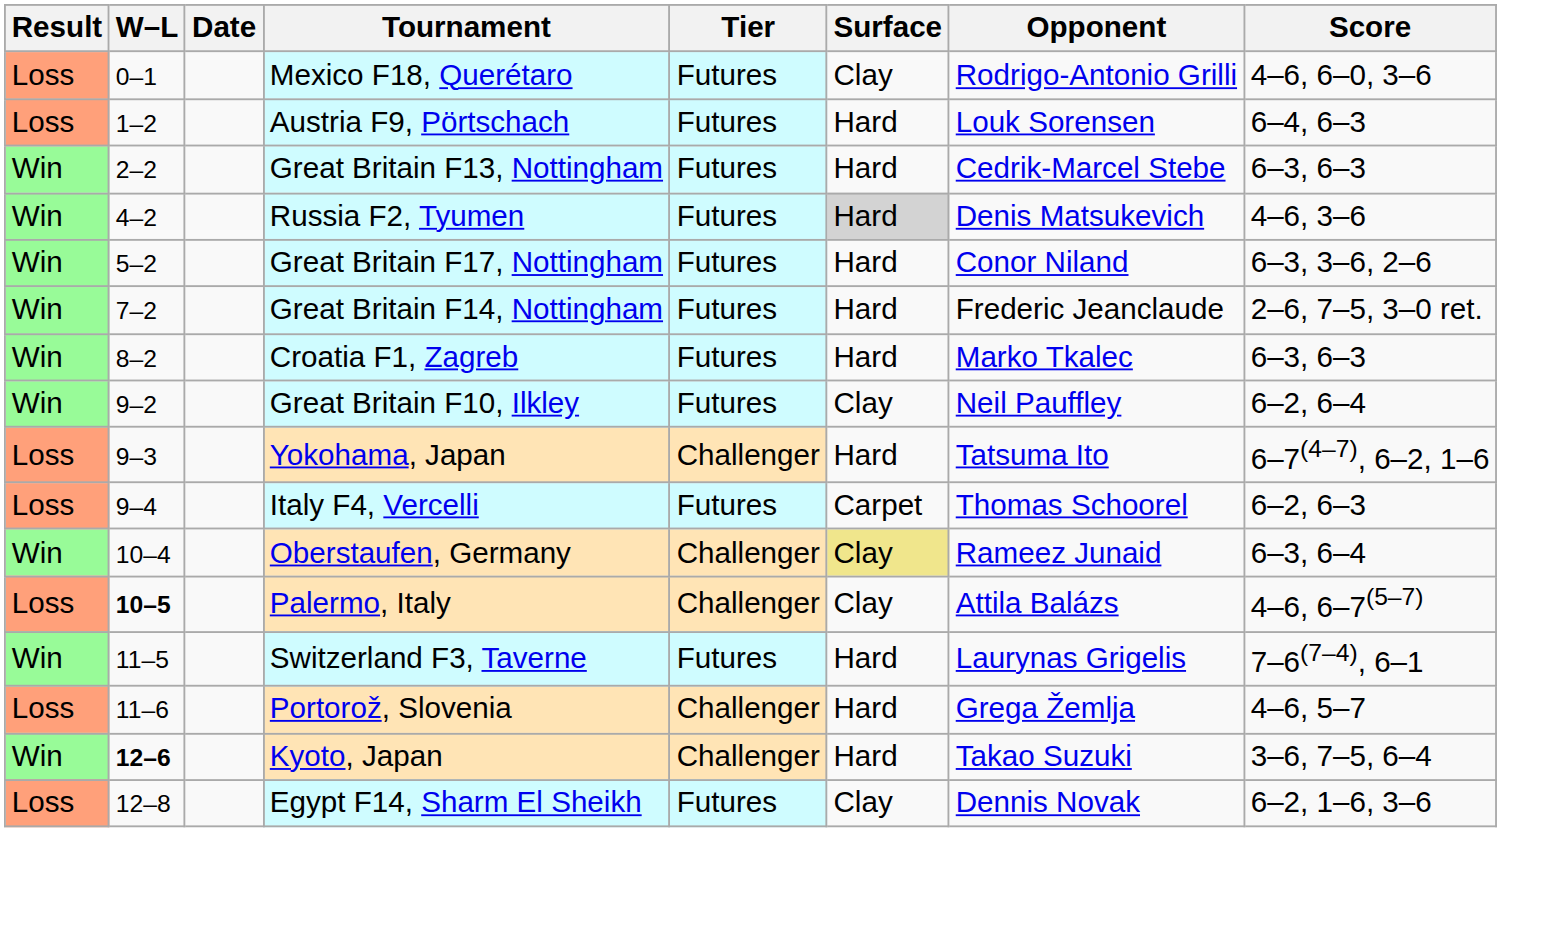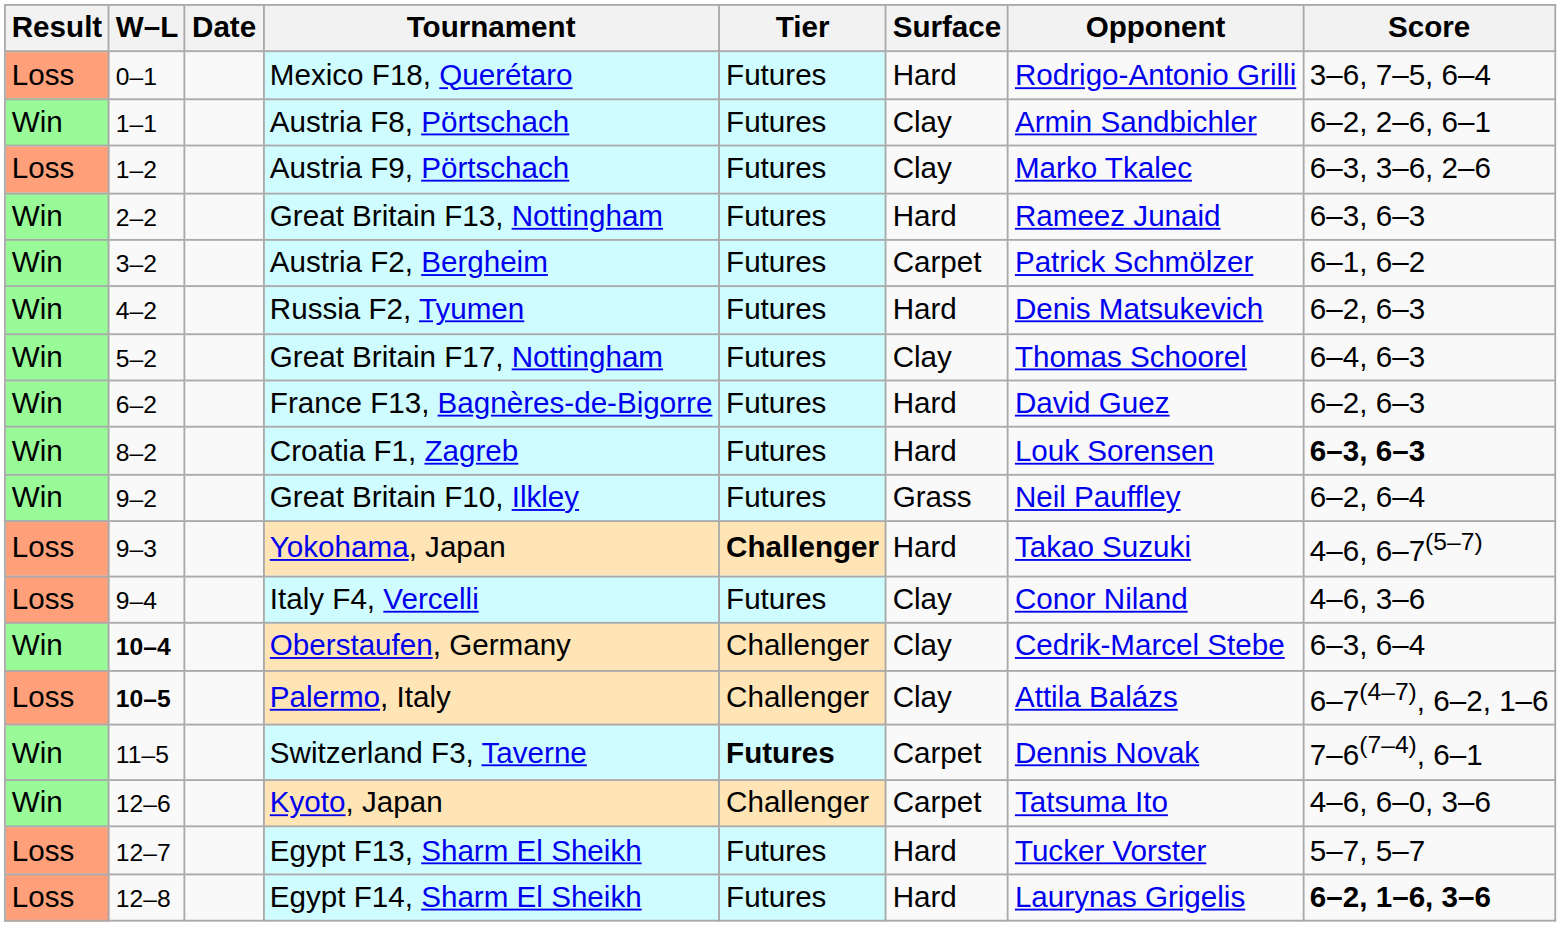(863, 74) Clay -> (925, 74) Hard
(1341, 74) 4–6, 6–0, 3–6 -> (1400, 74) 3–6, 7–5, 6–4
+ row: (420, 121)
(866, 121) Hard -> (922, 168) Clay
(1055, 121) Louk Sorensen -> (1103, 168) Marko Tkalec
(1308, 121) 6–4, 6–3 -> (1400, 168) 6–3, 3–6, 2–6
(1091, 168) Cedrik-Marcel Stebe -> (1118, 215) Rameez Junaid
+ row: (409, 262)
(866, 215) lightgrey background -> (925, 309) no background
(1308, 215) 4–6, 3–6 -> (1367, 309) 6–2, 6–3
(866, 262) Hard -> (922, 356) Clay
(1042, 262) Conor Niland -> (1131, 356) Thomas Schoorel
(1341, 262) 6–3, 3–6, 2–6 -> (1367, 356) 6–4, 6–3
+ row: (491, 403)
- row: (466, 309)
(1044, 356) Marko Tkalec -> (1114, 450) Louk Sorensen
(1308, 356) normal -> (1367, 450) bold
(863, 403) Clay -> (932, 497) Grass
(748, 454) normal -> (803, 548) bold
(1032, 454) Tatsuma Ito -> (1103, 548) Takao Suzuki
(1370, 454) 6–7(4–7), 6–2, 1–6 -> (1396, 548) 4–6, 6–7(5–7)
(878, 505) Carpet -> (922, 599) Clay
(1072, 505) Thomas Schoorel -> (1101, 599) Conor Niland
(1308, 505) 6–2, 6–3 -> (1367, 599) 4–6, 3–6
(143, 554) normal -> (143, 646) bold
(863, 552) khaki background -> (922, 646) no background
(1059, 552) Rameez Junaid -> (1150, 646) Cedrik-Marcel Stebe
(1337, 603) 4–6, 6–7(5–7) -> (1429, 697) 6–7(4–7), 6–2, 1–6
(727, 658) normal -> (780, 752) bold
(866, 658) Hard -> (937, 752) Carpet
(1071, 658) Laurynas Grigelis -> (1107, 752) Dennis Novak
- row: (391, 709)
(143, 756) bold -> (143, 804) normal
(866, 756) Hard -> (937, 803) Carpet
(1044, 756) Takao Suzuki -> (1091, 803) Tatsuma Ito
(1341, 756) 3–6, 7–5, 6–4 -> (1400, 803) 4–6, 6–0, 3–6
+ row: (456, 850)
(863, 803) Clay -> (925, 896) Hard
(1048, 803) Dennis Novak -> (1130, 896) Laurynas Grigelis
(1341, 803) normal -> (1400, 896) bold
